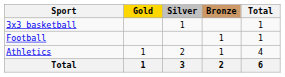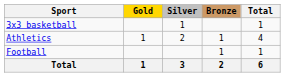rows swapped: (29, 52) <-> (26, 38)
